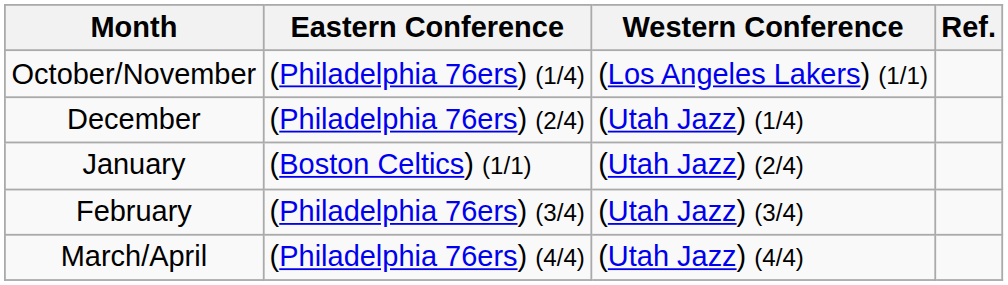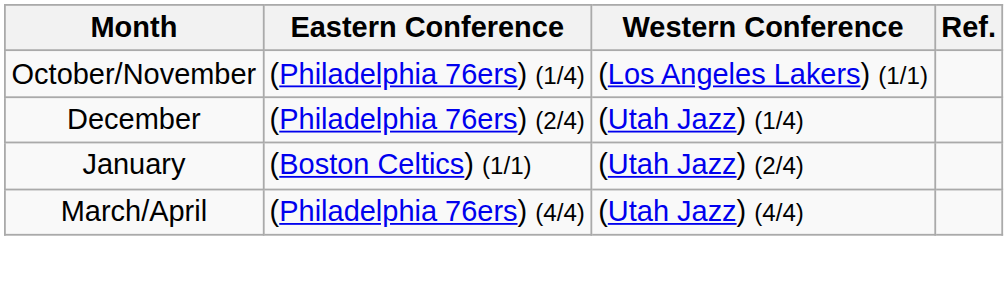- row: (134, 211)
